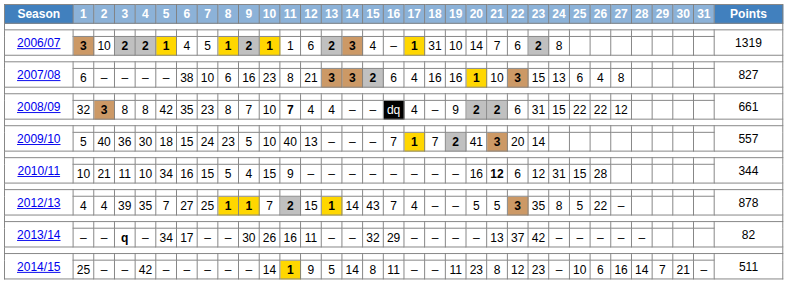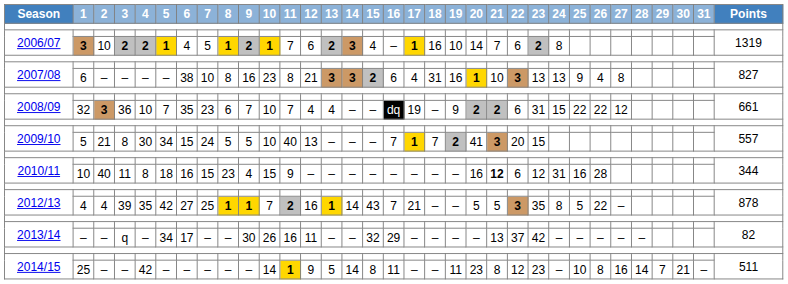(290, 46) 1 -> (290, 46) 7
(435, 46) 31 -> (435, 46) 16
(228, 78) 6 -> (228, 78) 8
(435, 78) 16 -> (435, 78) 31
(538, 78) 15 -> (538, 78) 13
(580, 78) 6 -> (580, 78) 9
(125, 110) 8 -> (125, 110) 36
(145, 110) 8 -> (145, 110) 10
(166, 110) 42 -> (166, 110) 7
(228, 110) 8 -> (228, 110) 6
(290, 110) bold -> (290, 110) normal
(414, 110) 4 -> (414, 110) 19
(104, 142) 40 -> (104, 142) 21
(125, 142) 36 -> (125, 142) 8
(166, 142) 18 -> (166, 142) 34
(228, 142) 23 -> (228, 142) 5
(538, 142) 14 -> (538, 142) 15
(104, 174) 21 -> (104, 174) 40
(145, 174) 10 -> (145, 174) 8
(166, 174) 34 -> (166, 174) 18
(228, 174) 5 -> (228, 174) 23
(580, 174) 15 -> (580, 174) 16
(166, 206) 7 -> (166, 206) 42
(311, 206) 15 -> (311, 206) 16
(414, 206) 4 -> (414, 206) 21
(125, 238) bold -> (125, 238) normal
(600, 270) 6 -> (600, 270) 8
